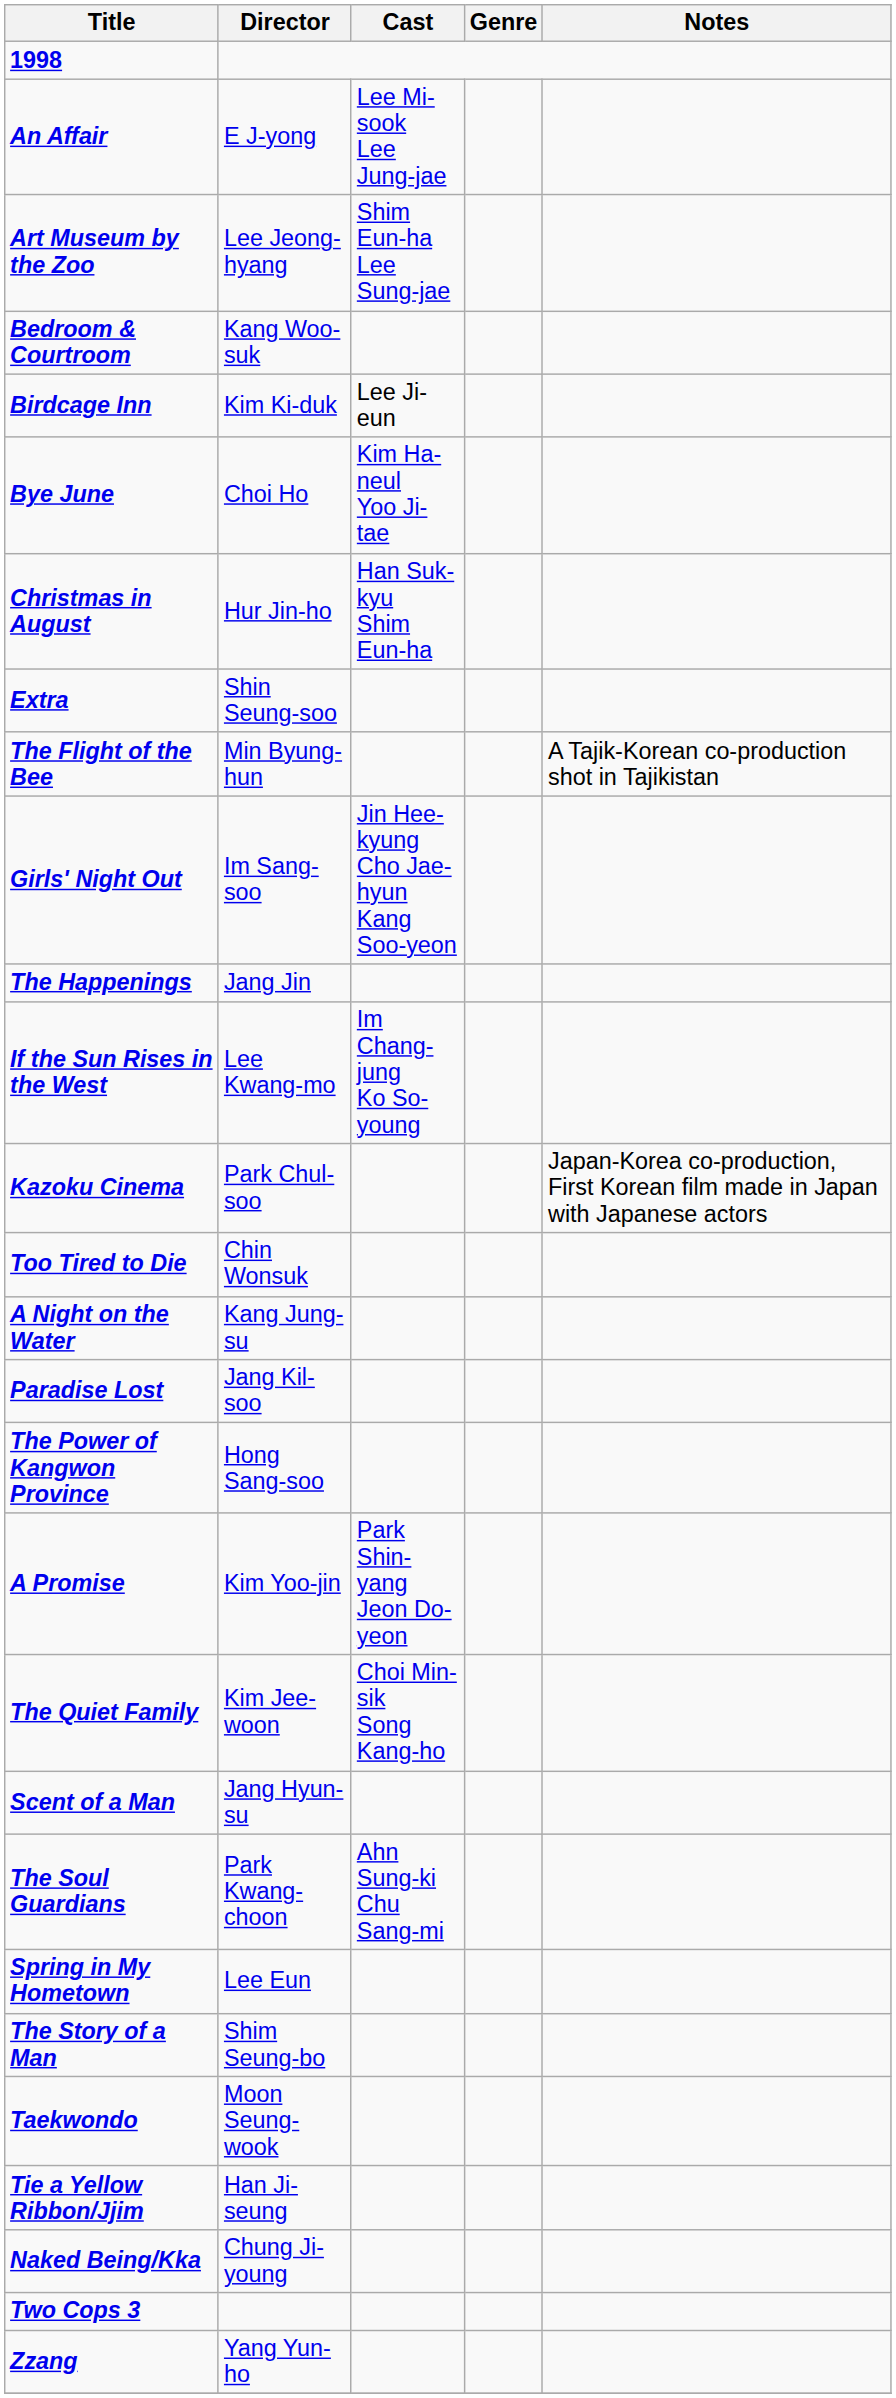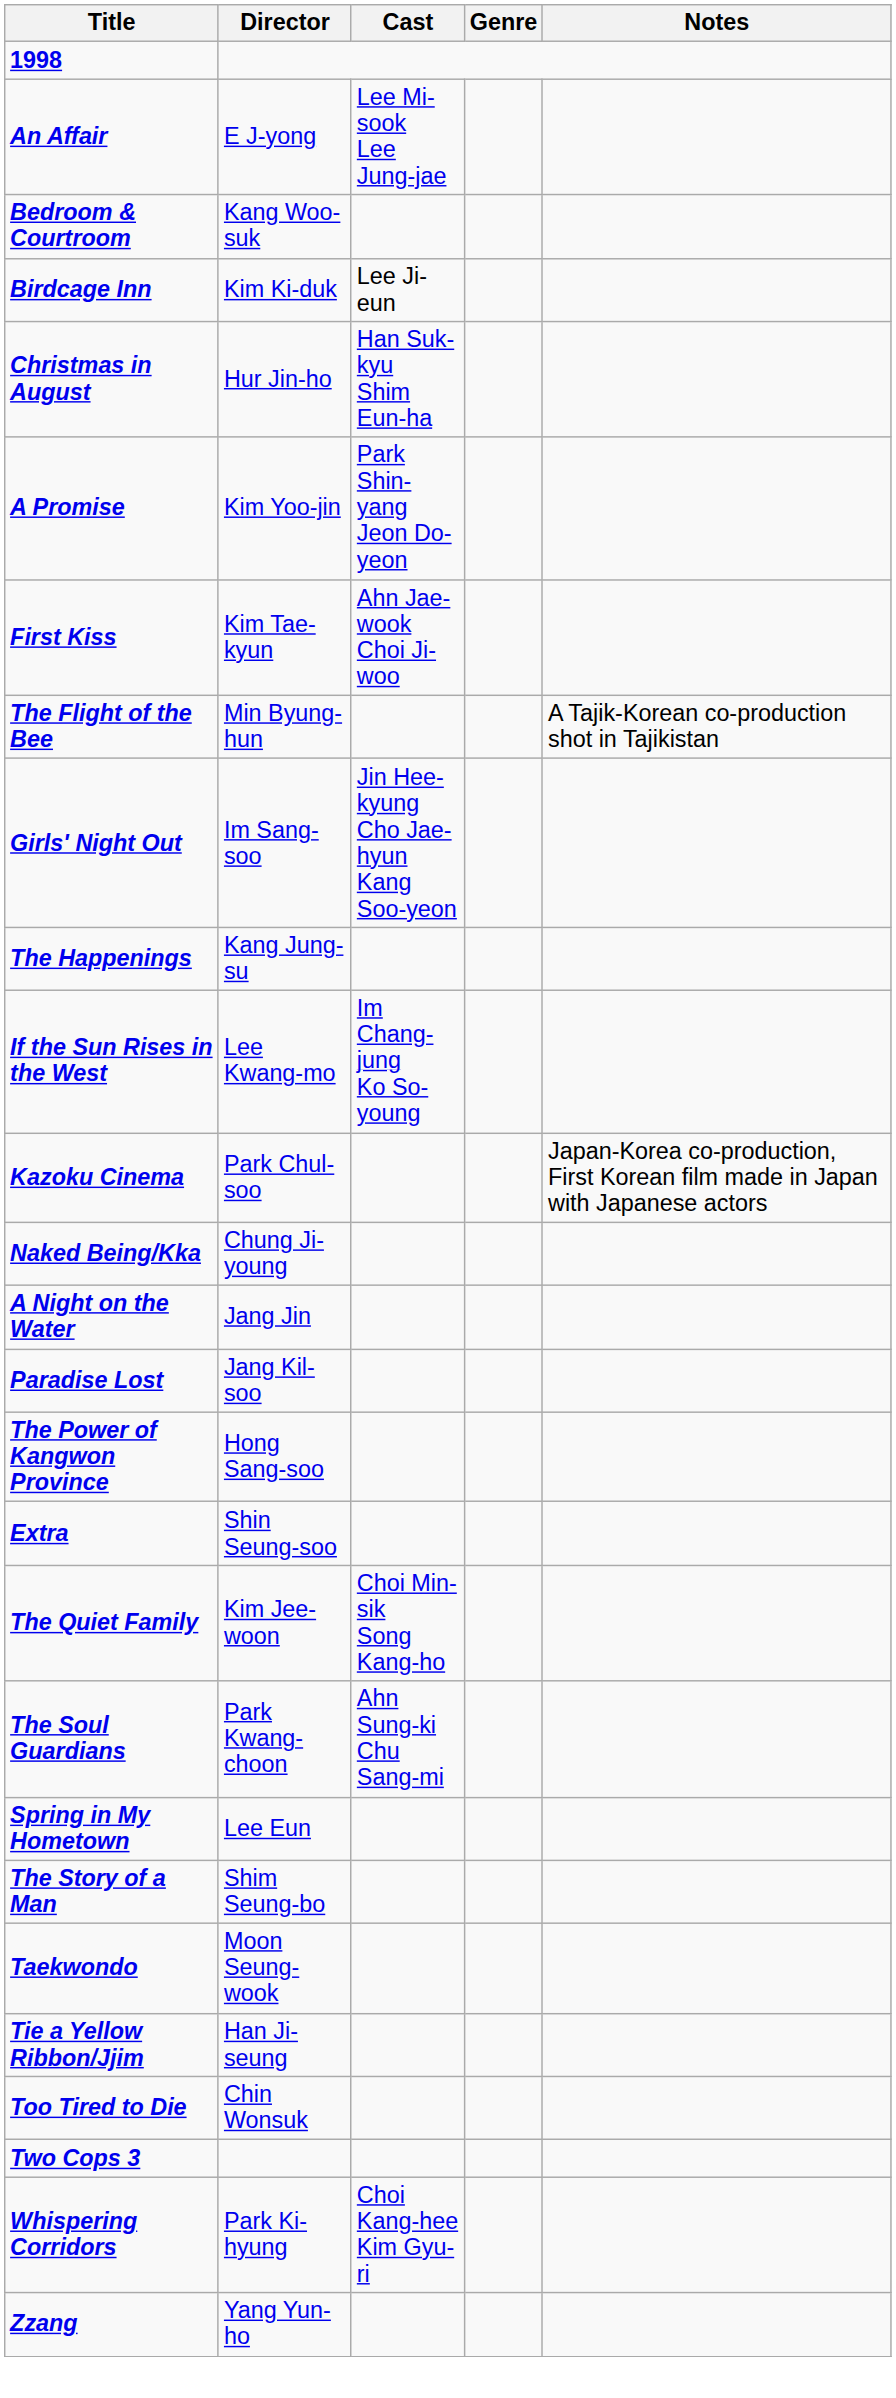- row: (94, 252)
- row: (62, 494)
rows swapped: (39, 700) <-> (67, 1583)
+ row: (63, 637)
(267, 982) Jang Jin -> (284, 958) Kang Jung-su
rows swapped: (106, 2260) <-> (98, 1264)
(284, 1327) Kang Jung-su -> (267, 1316) Jang Jin
- row: (93, 1802)
+ row: (74, 2234)
